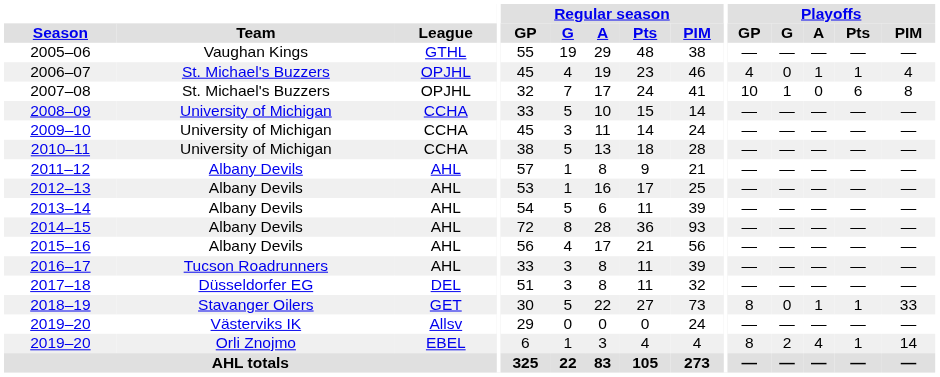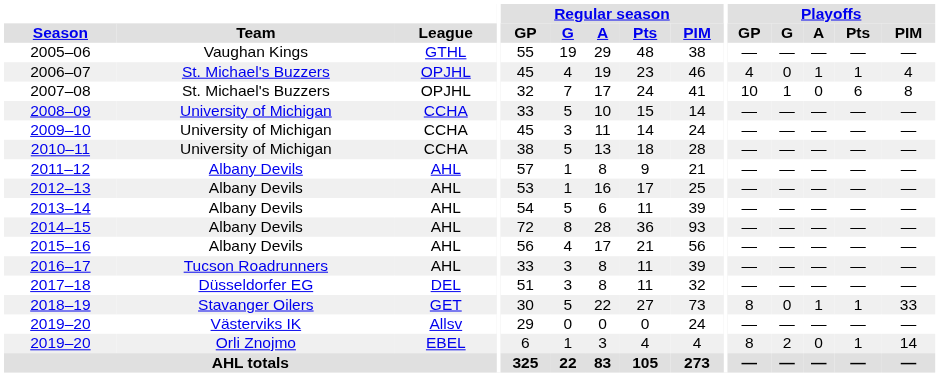(819, 343) 4 -> (819, 343) 0
